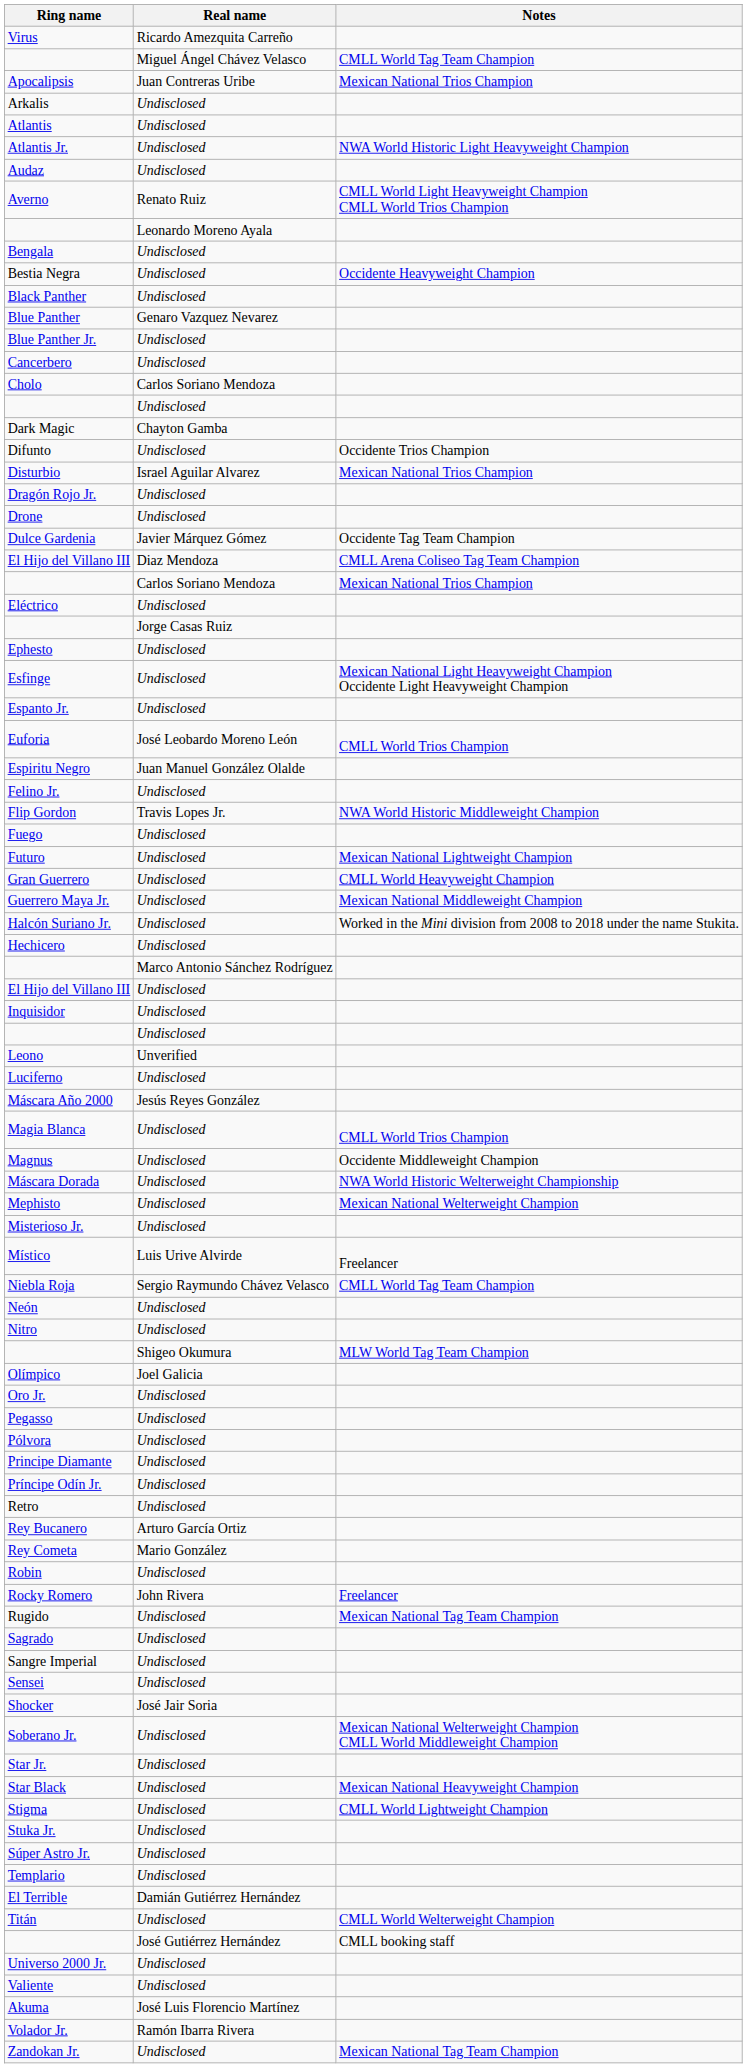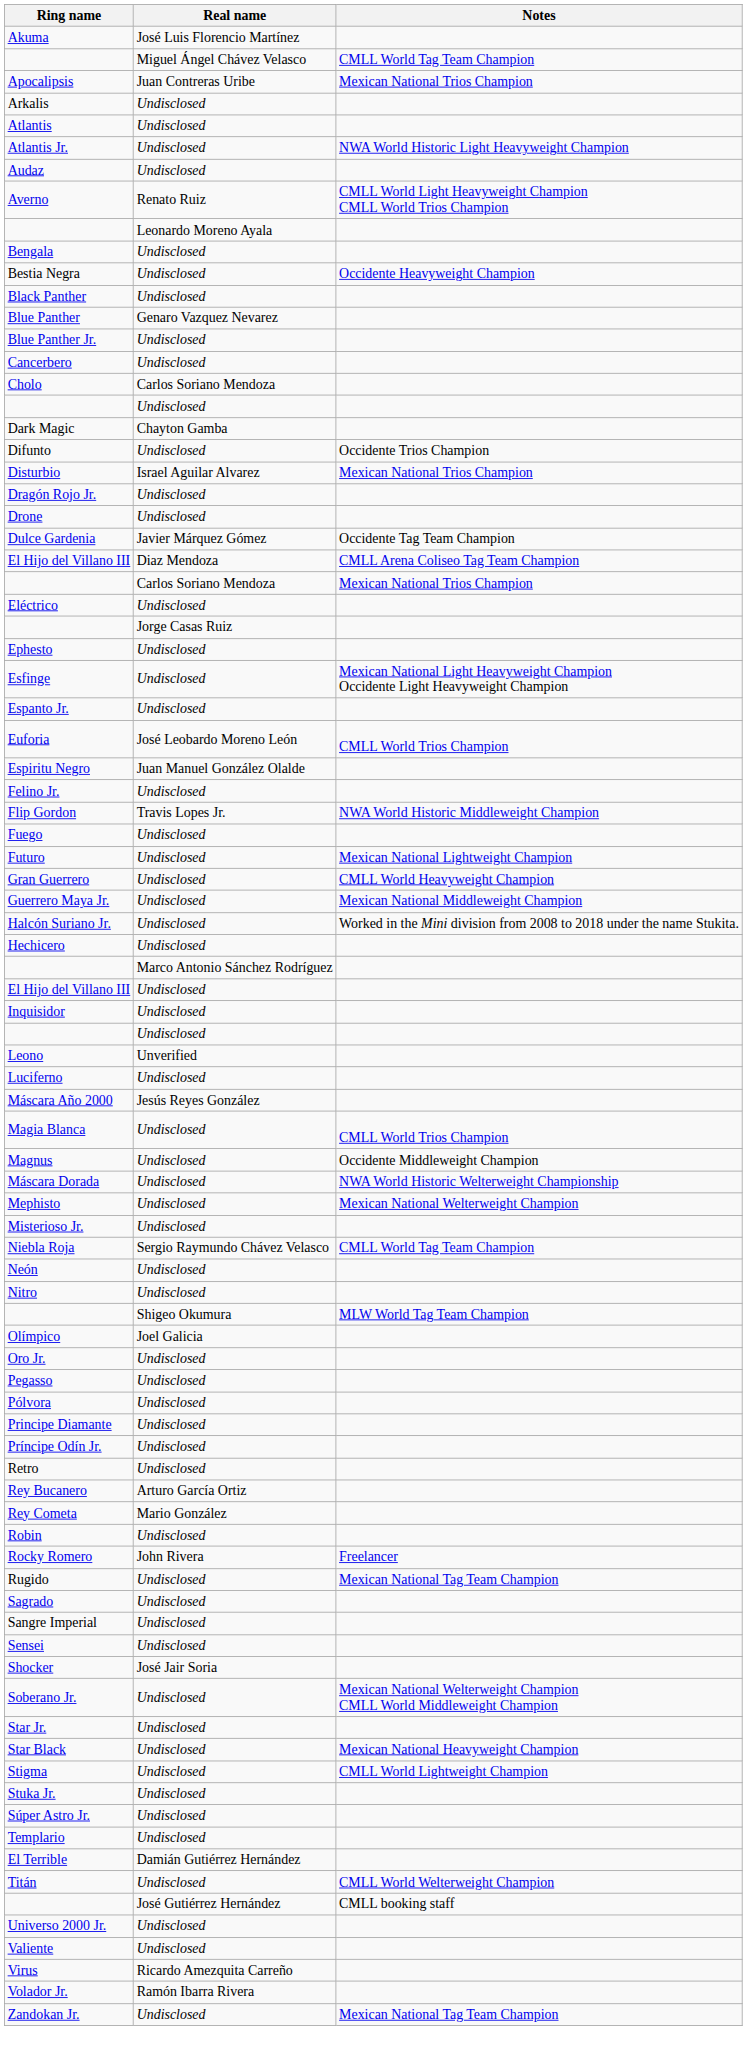rows swapped: (28, 2008) <-> (23, 37)
- row: (29, 1256)
